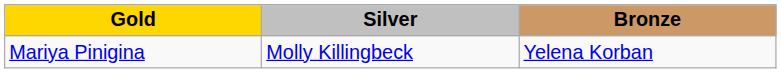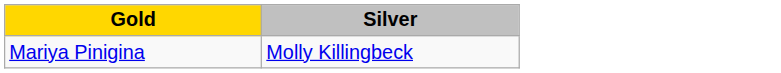- column: (647, 20)
